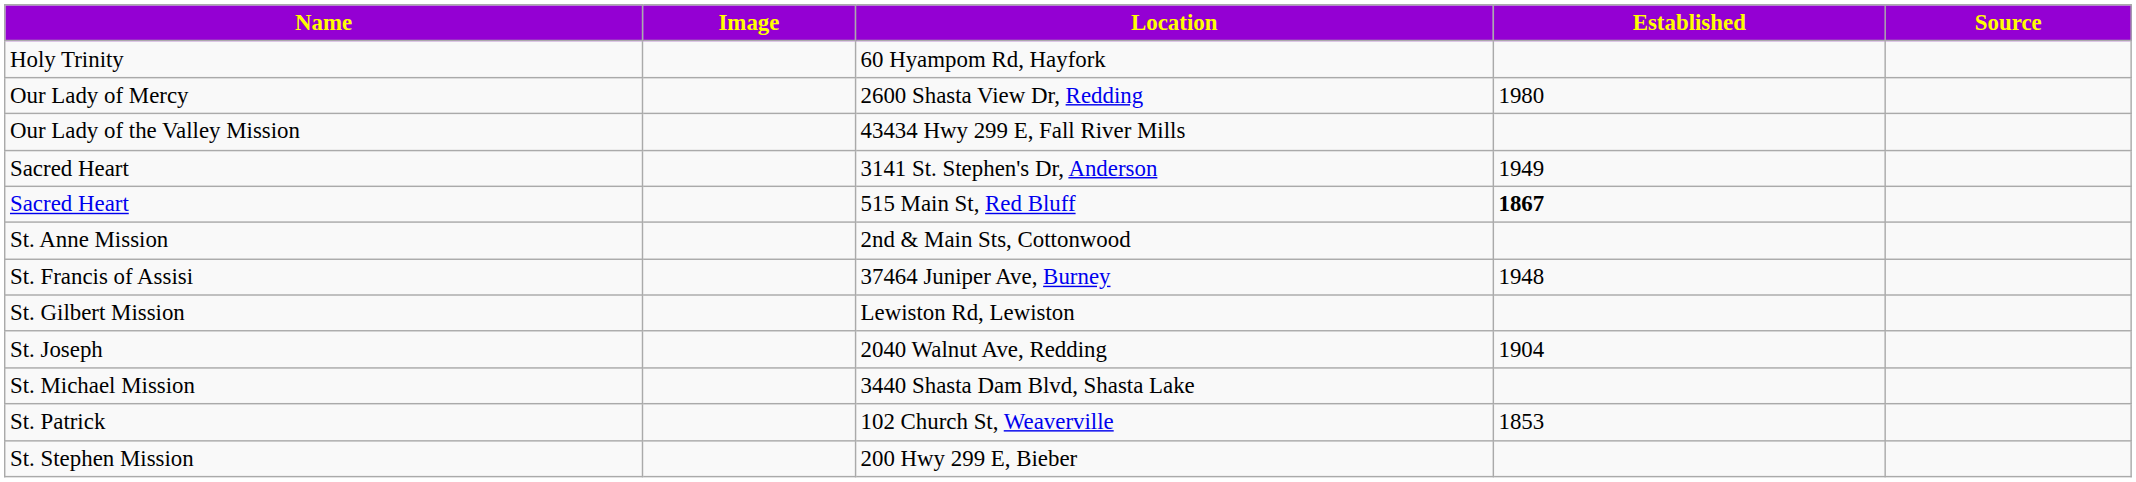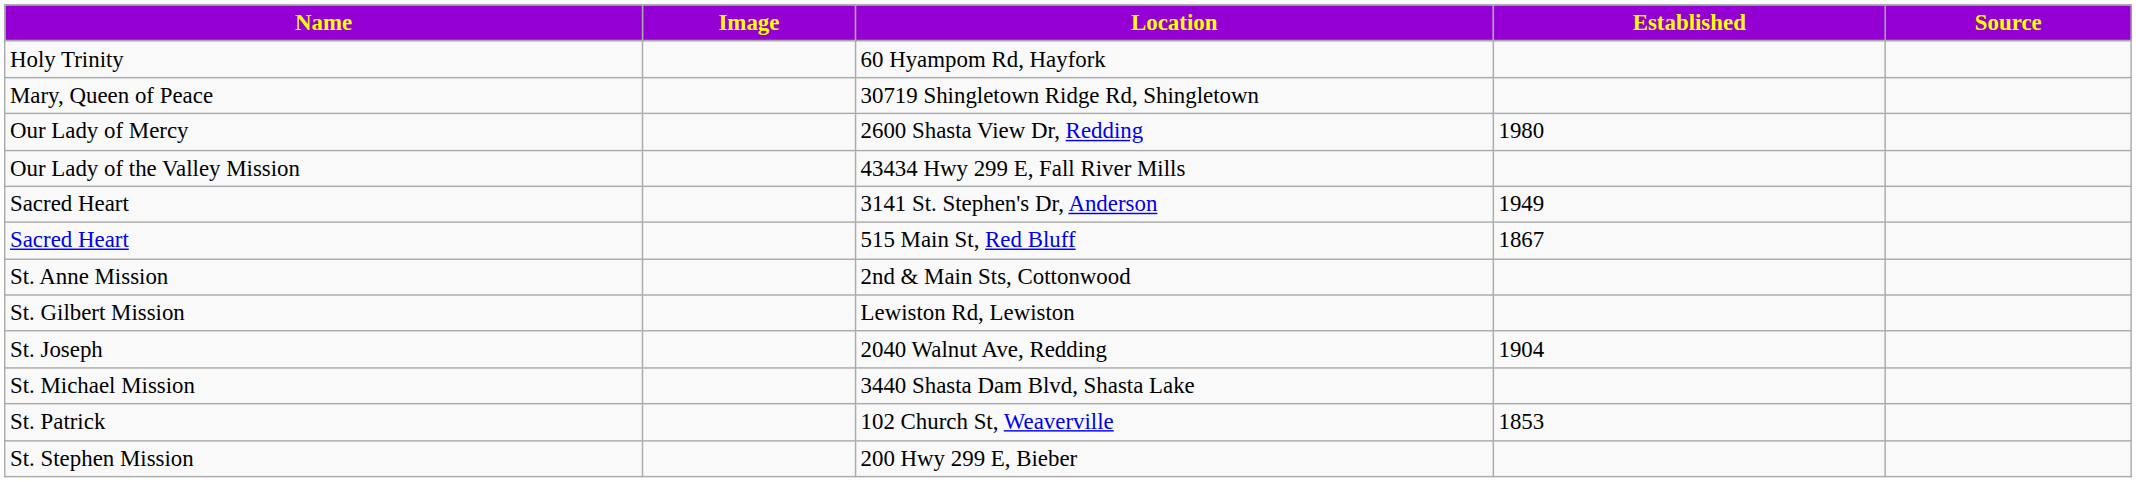+ row: (1060, 95)
(1521, 204) bold -> (1521, 240) normal
- row: (986, 276)
